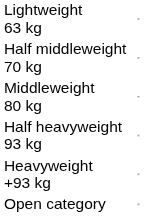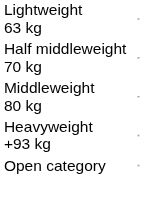- row: (63, 135)
